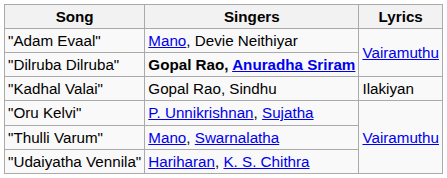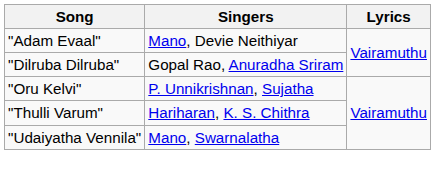(252, 65) bold -> (246, 65) normal
- row: (56, 89)
(214, 137) Mano, Swarnalatha -> (229, 113) Hariharan, K. S. Chithra
(229, 161) Hariharan, K. S. Chithra -> (214, 137) Mano, Swarnalatha
